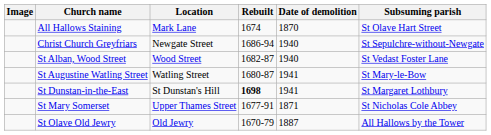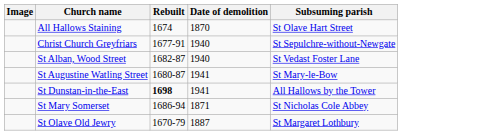- column: (194, 12)
(257, 43) 1686-94 -> (169, 43) 1677-91
(405, 91) St Margaret Lothbury -> (324, 91) All Hallows by the Tower
(257, 106) 1677-91 -> (169, 106) 1686-94
(413, 122) All Hallows by the Tower -> (316, 122) St Margaret Lothbury
